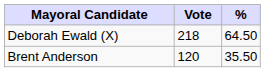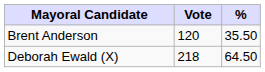rows swapped: (63, 35) <-> (53, 56)
